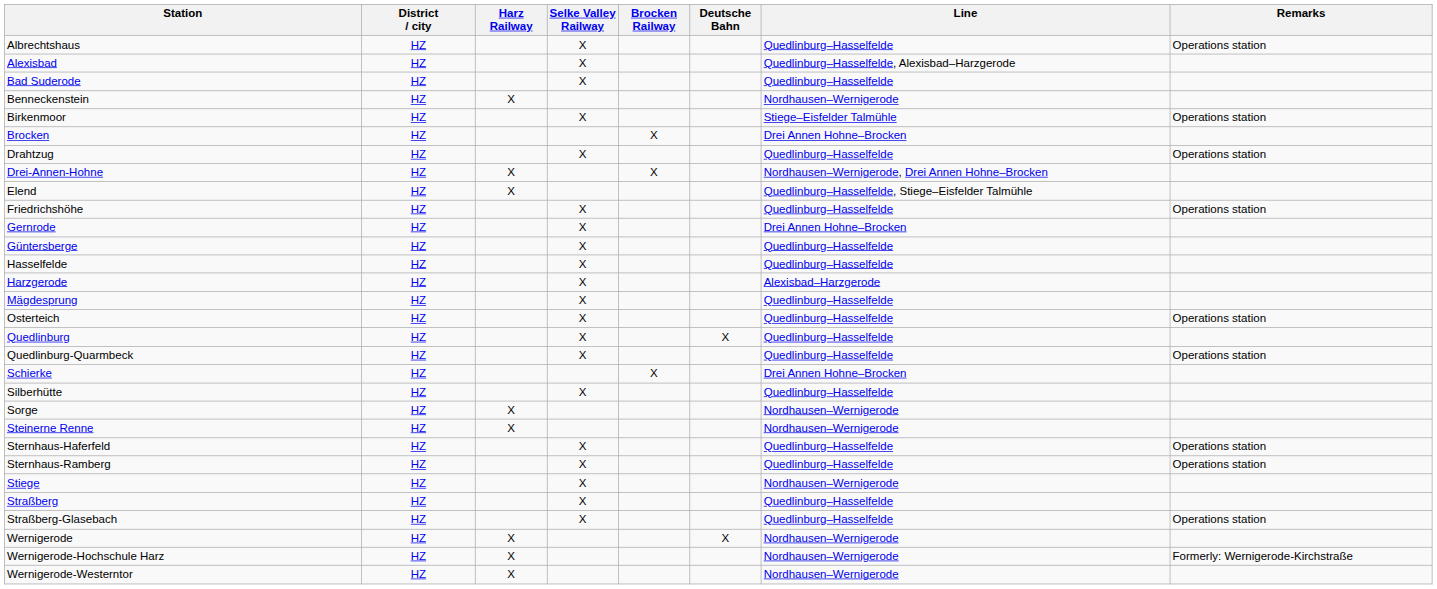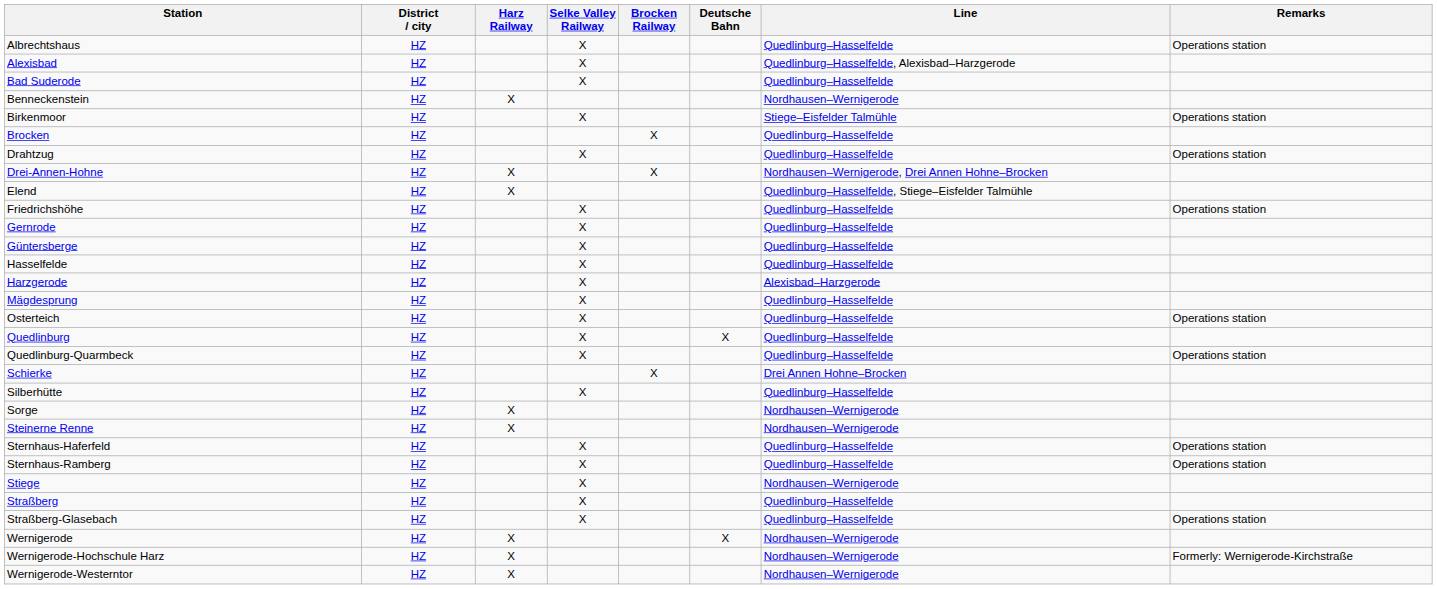(835, 136) Drei Annen Hohne–Brocken -> (828, 136) Quedlinburg–Hasselfelde
(835, 227) Drei Annen Hohne–Brocken -> (828, 227) Quedlinburg–Hasselfelde
